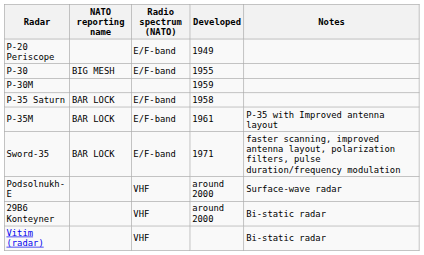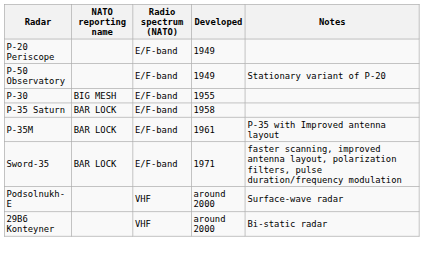+ row: (36, 76)
- row: (20, 85)
- row: (25, 238)
